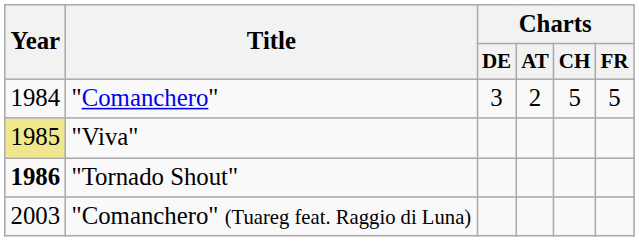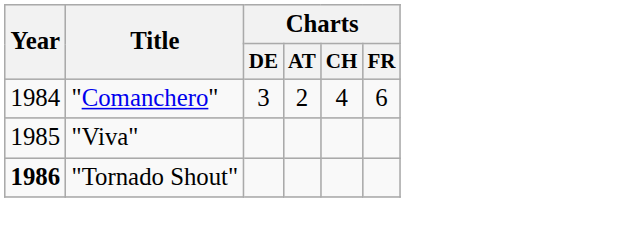(575, 98) 5 -> (342, 98) 4
(614, 98) 5 -> (381, 98) 6
(35, 137) khaki background -> (35, 137) no background
- row: (271, 216)
